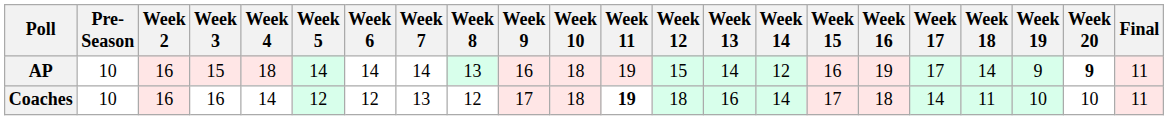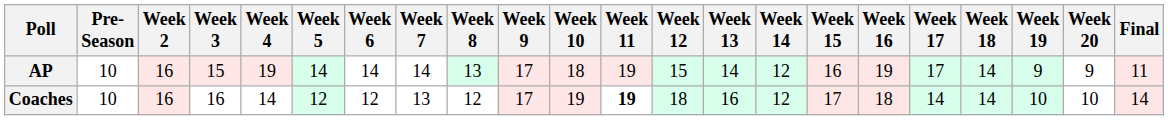(267, 70) 18 -> (267, 70) 19
(524, 70) 16 -> (524, 70) 17
(1089, 70) bold -> (1089, 70) normal
(575, 100) 18 -> (575, 100) 19
(781, 100) 14 -> (781, 100) 12
(987, 100) 11 -> (987, 100) 14
(1139, 100) 11 -> (1139, 100) 14
